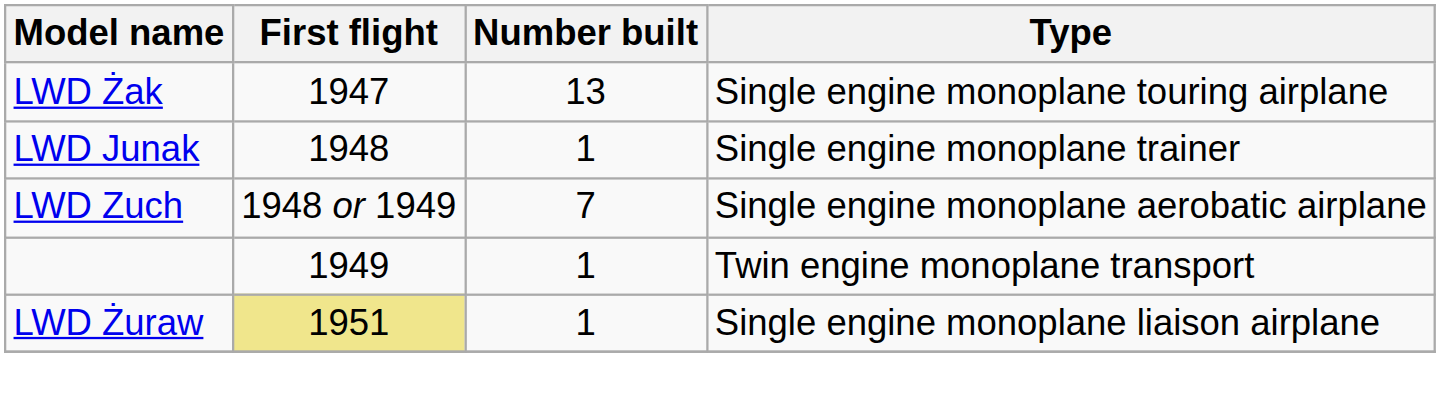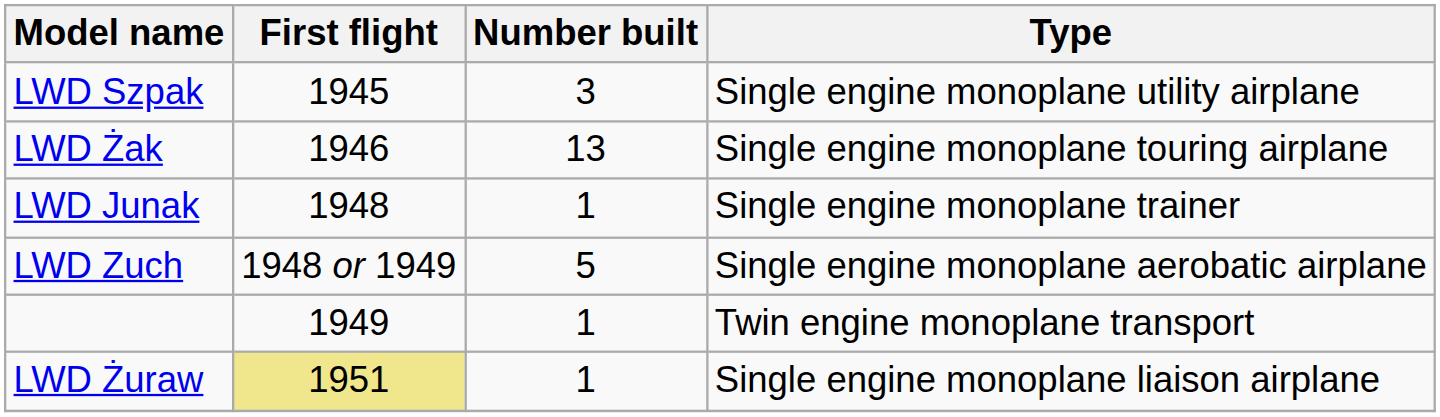+ row: (108, 91)
(349, 91) 1947 -> (349, 149) 1946
(586, 206) 7 -> (586, 264) 5
